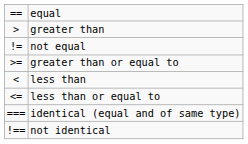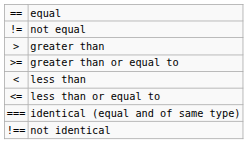rows swapped: (58, 46) <-> (67, 30)
